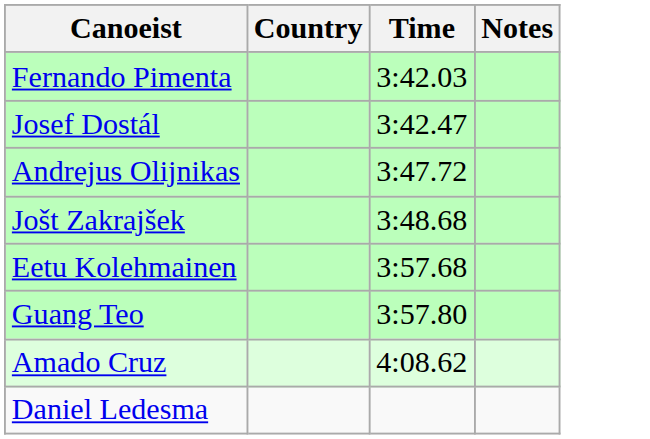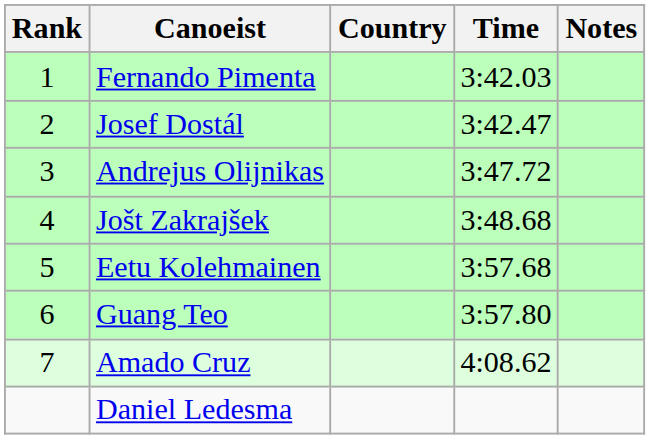+ column: (47, 28)
